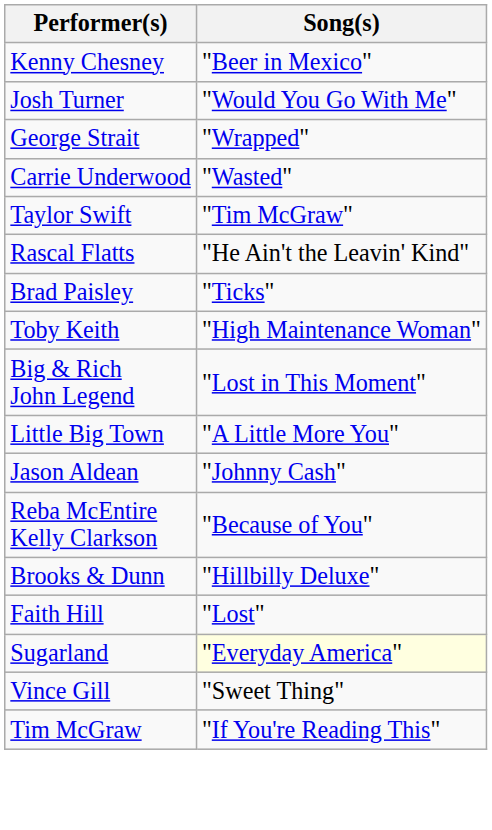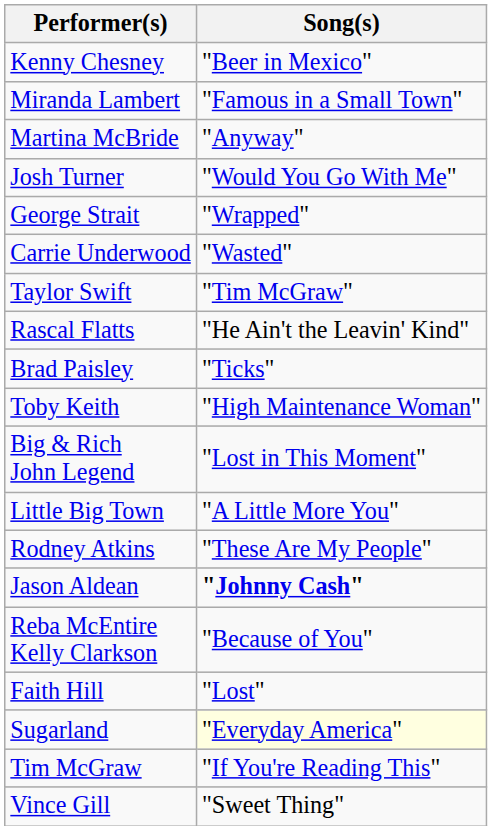+ row: (95, 100)
+ row: (95, 138)
+ row: (82, 548)
(274, 472) normal -> (283, 587) bold
- row: (88, 576)
rows swapped: (76, 729) <-> (60, 691)
